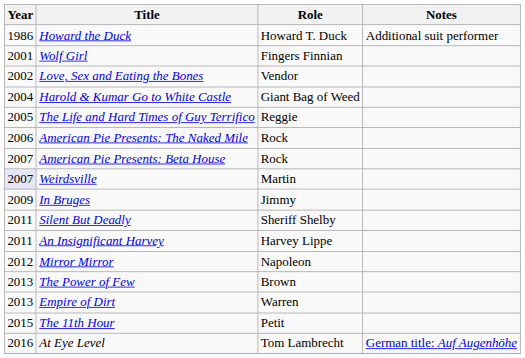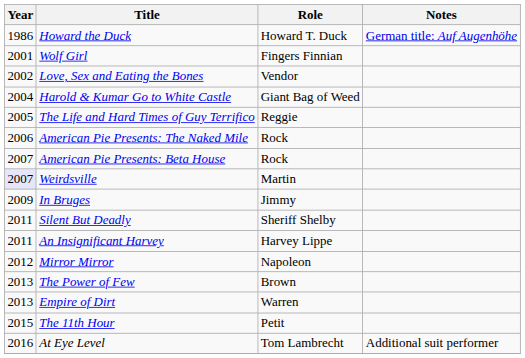(432, 35) Additional suit performer -> (441, 35) German title: Auf Augenhöhe
(441, 343) German title: Auf Augenhöhe -> (432, 343) Additional suit performer
